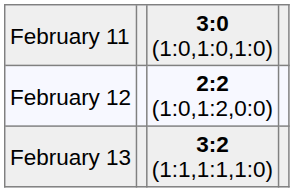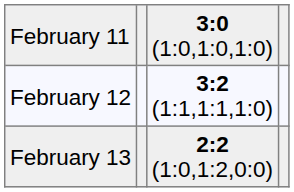(212, 96) 2:2 (1:0,1:2,0:0) -> (212, 96) 3:2 (1:1,1:1,1:0)
(212, 156) 3:2 (1:1,1:1,1:0) -> (212, 156) 2:2 (1:0,1:2,0:0)
